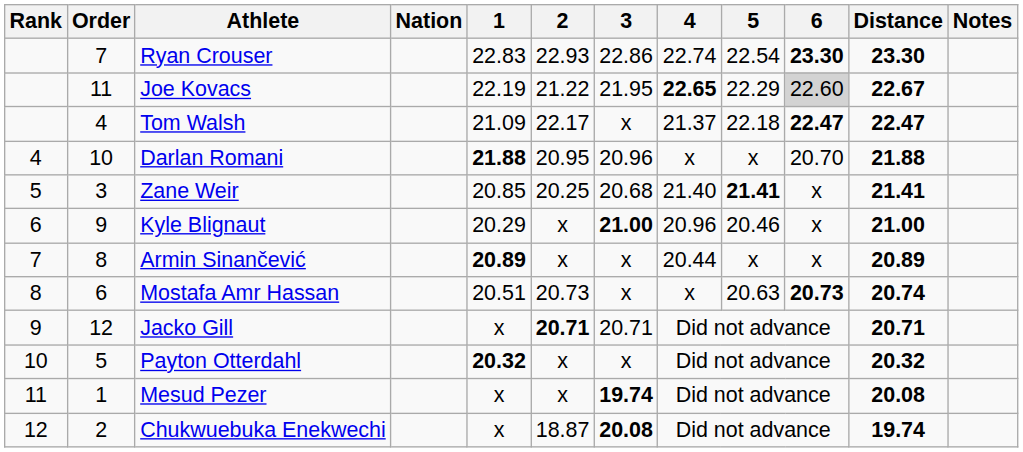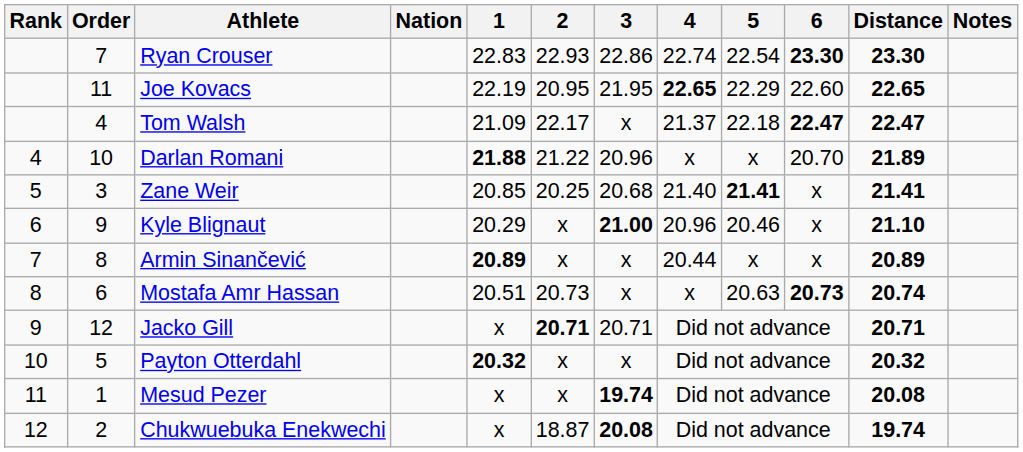(563, 89) 21.22 -> (563, 89) 20.95
(817, 89) lightgrey background -> (817, 89) no background
(898, 89) 22.67 -> (898, 89) 22.65
(563, 157) 20.95 -> (563, 157) 21.22
(898, 157) 21.88 -> (898, 157) 21.89
(898, 225) 21.00 -> (898, 225) 21.10
